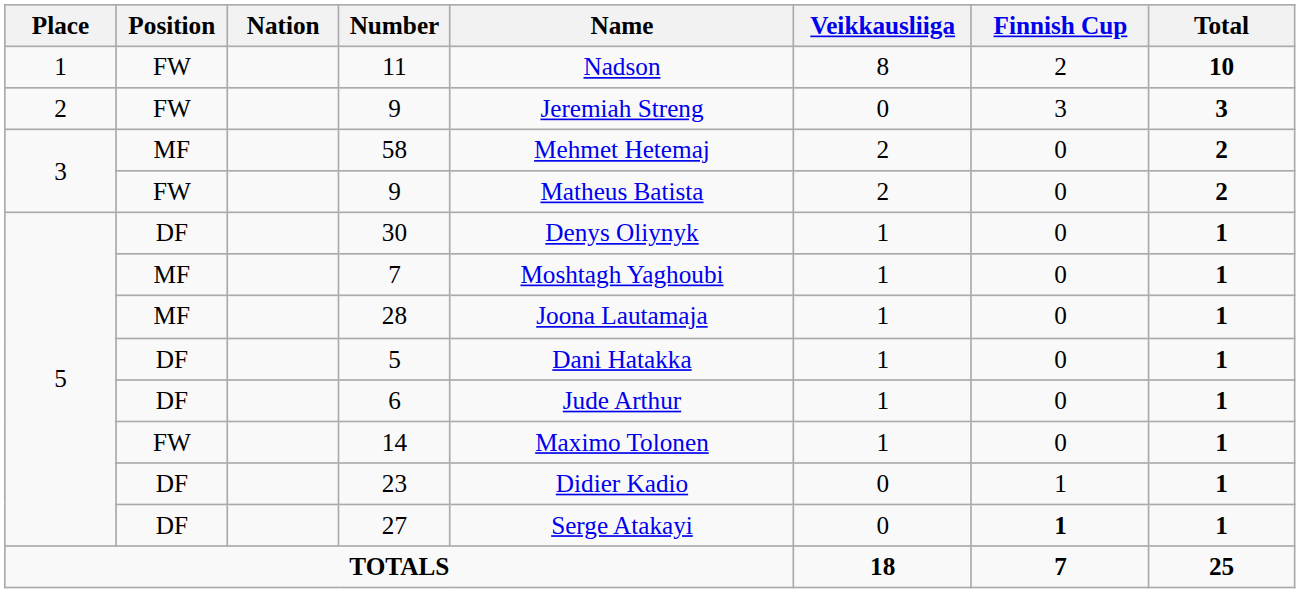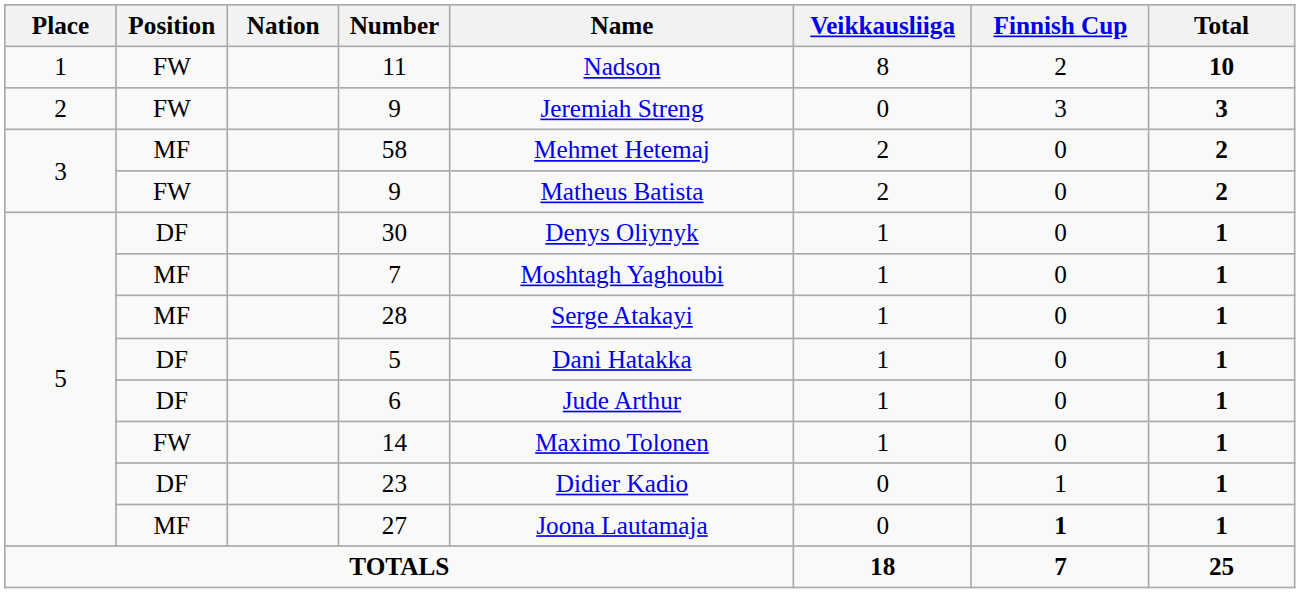(622, 316) Joona Lautamaja -> (622, 316) Serge Atakayi
(172, 524) DF -> (172, 524) MF
(622, 524) Serge Atakayi -> (622, 524) Joona Lautamaja
